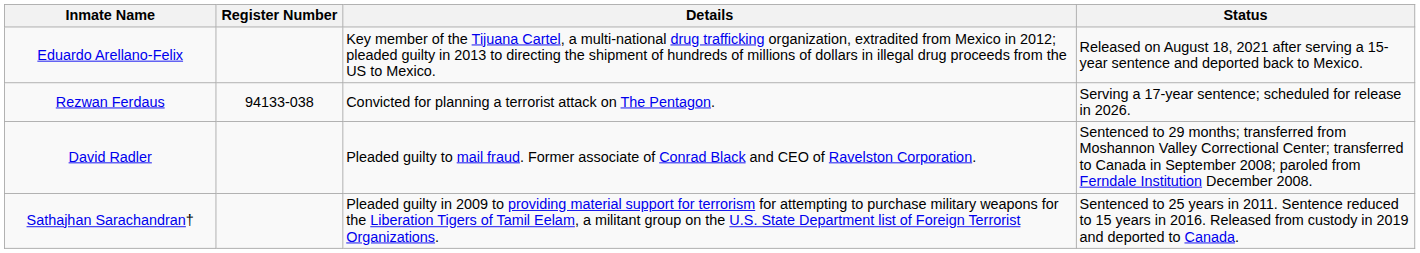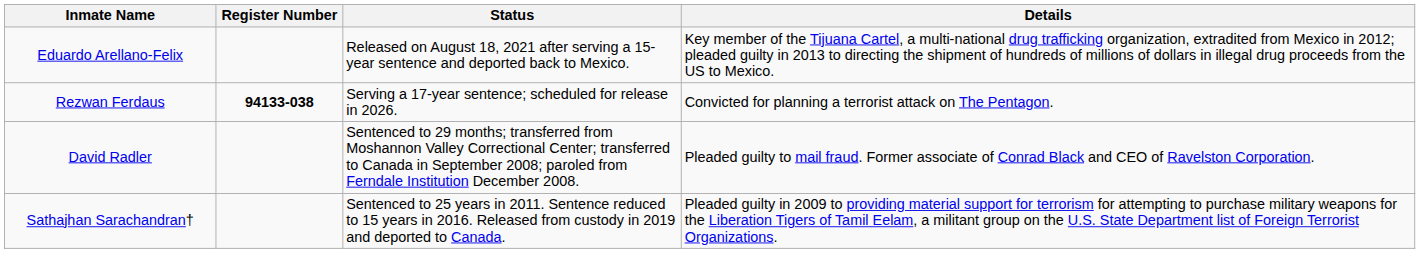columns swapped: (1246, 15) <-> (710, 15)
(279, 102) normal -> (279, 102) bold
